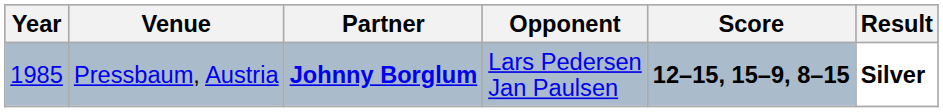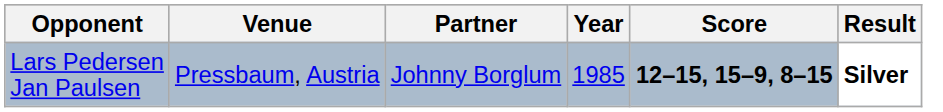columns swapped: (37, 24) <-> (565, 24)
(383, 74) bold -> (476, 74) normal
